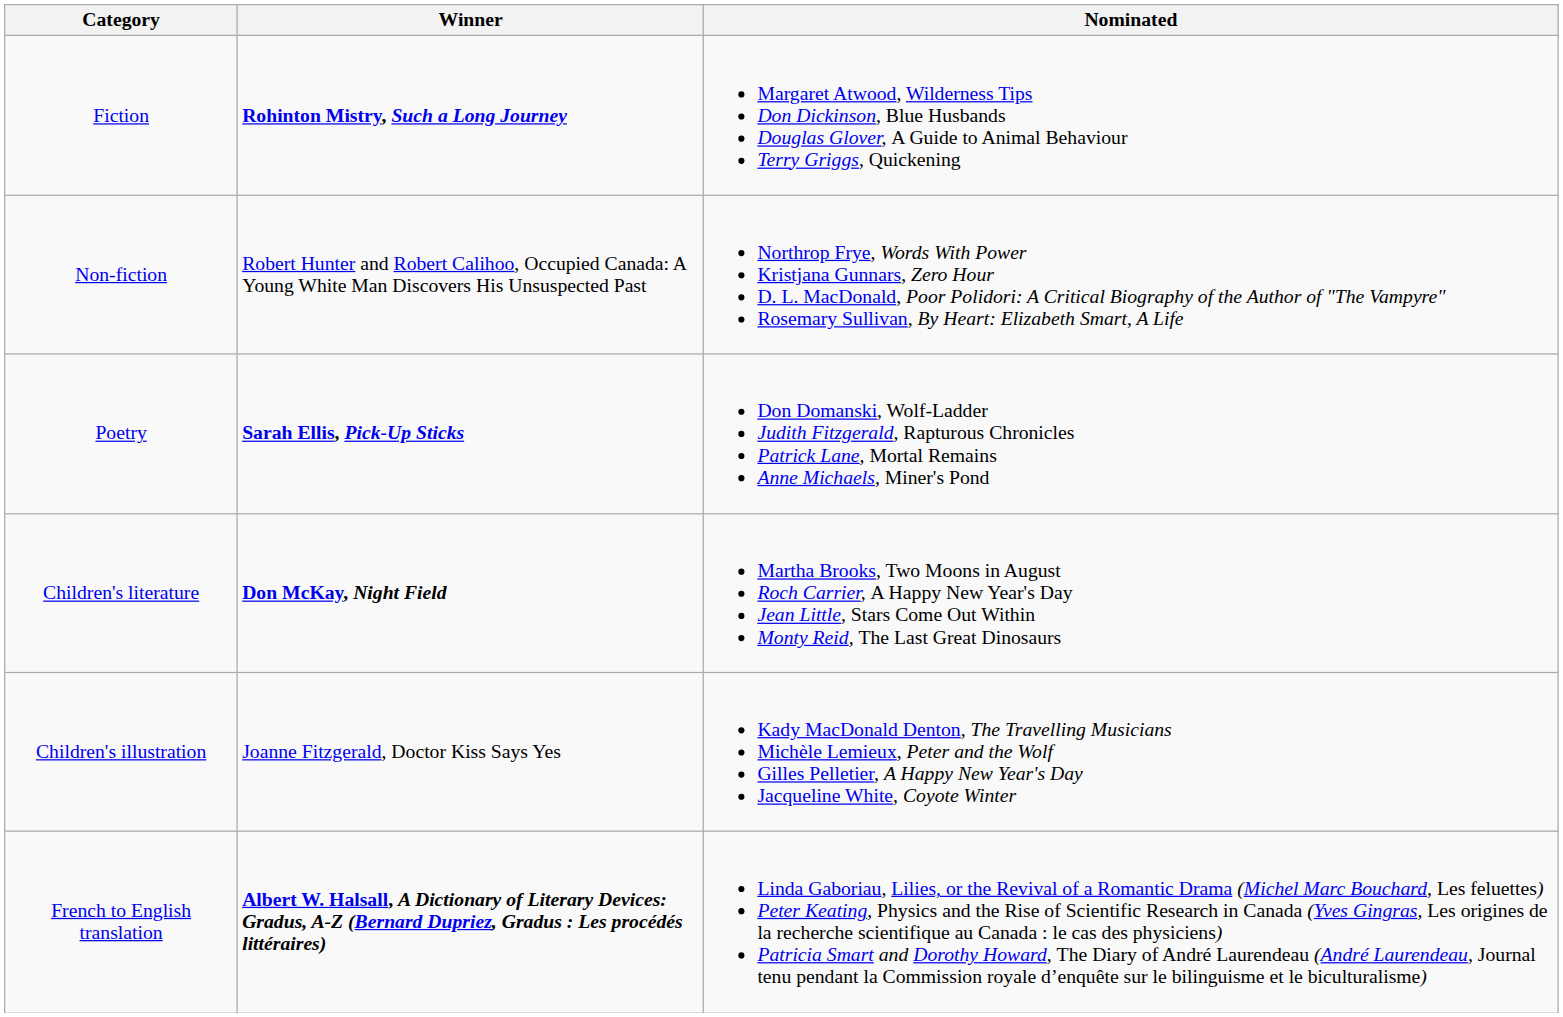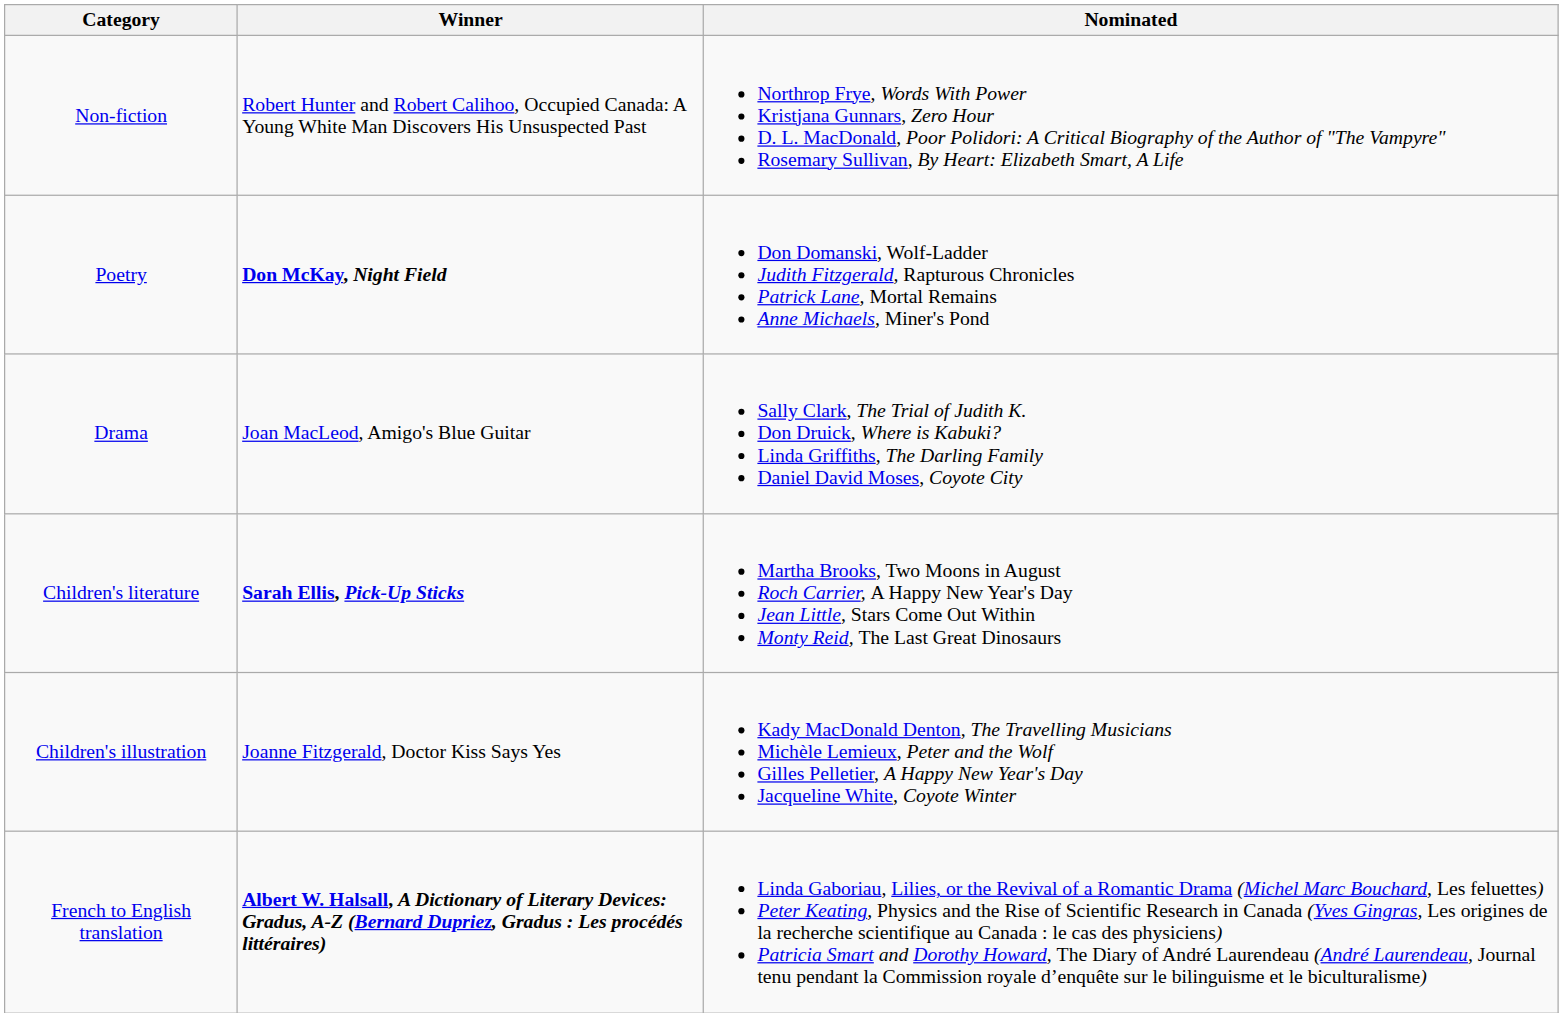- row: (121, 115)
(353, 433) Sarah Ellis, Pick-Up Sticks -> (344, 274) Don McKay, Night Field
+ row: (121, 433)
(344, 592) Don McKay, Night Field -> (353, 592) Sarah Ellis, Pick-Up Sticks
